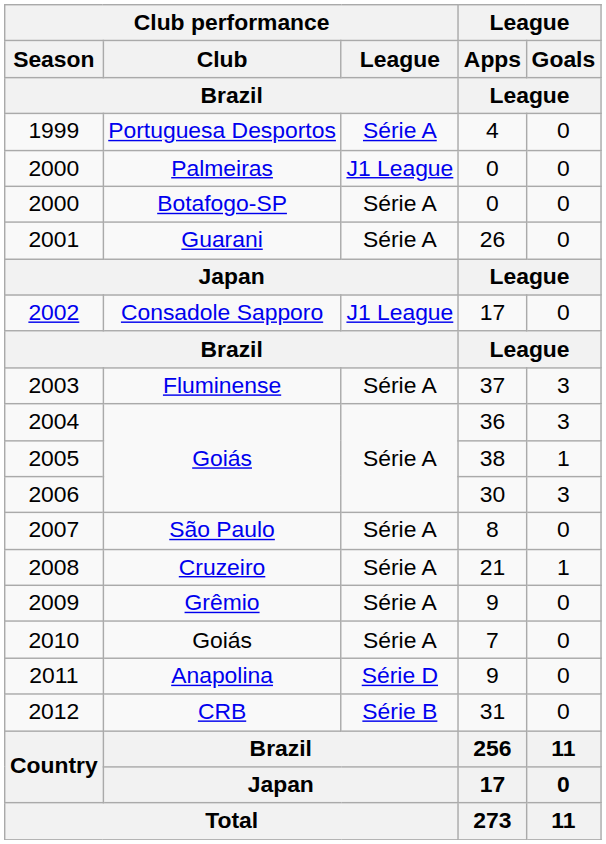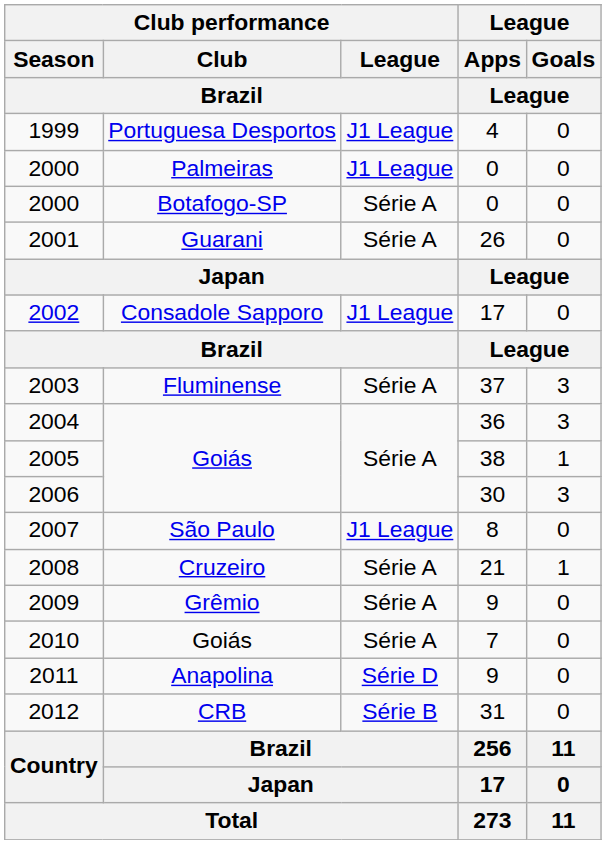(400, 131) Série A -> (400, 131) J1 League
(400, 530) Série A -> (400, 530) J1 League
